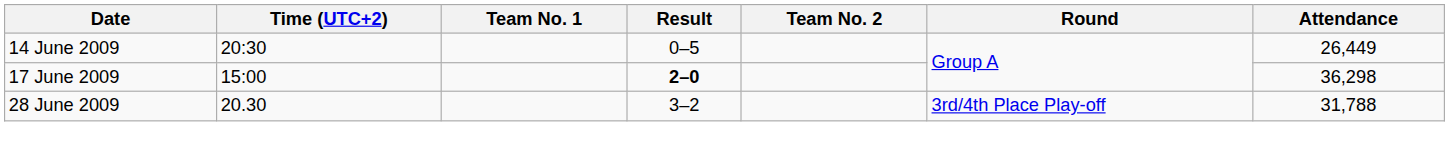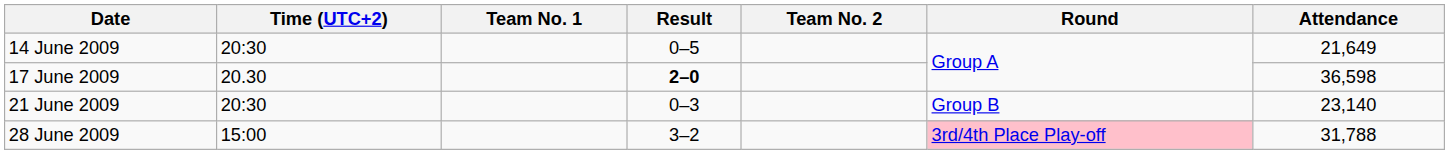(1348, 47) 26,449 -> (1348, 47) 21,649
(244, 76) 15:00 -> (244, 76) 20.30
(1348, 76) 36,298 -> (1348, 76) 36,598
+ row: (64, 105)
(244, 105) 20.30 -> (244, 134) 15:00
(1019, 105) no background -> (1019, 134) pink background
